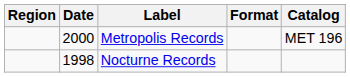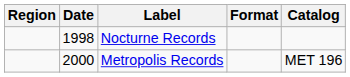rows swapped: (158, 60) <-> (162, 38)
